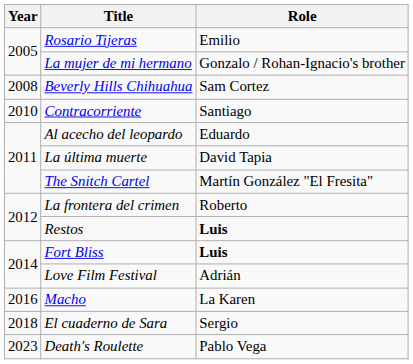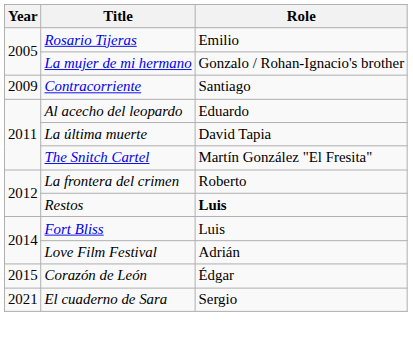- row: (118, 87)
(23, 110) 2010 -> (23, 87) 2009
(213, 252) bold -> (212, 228) normal
+ row: (96, 275)
- row: (65, 299)
(23, 323) 2018 -> (23, 299) 2021
- row: (94, 346)
